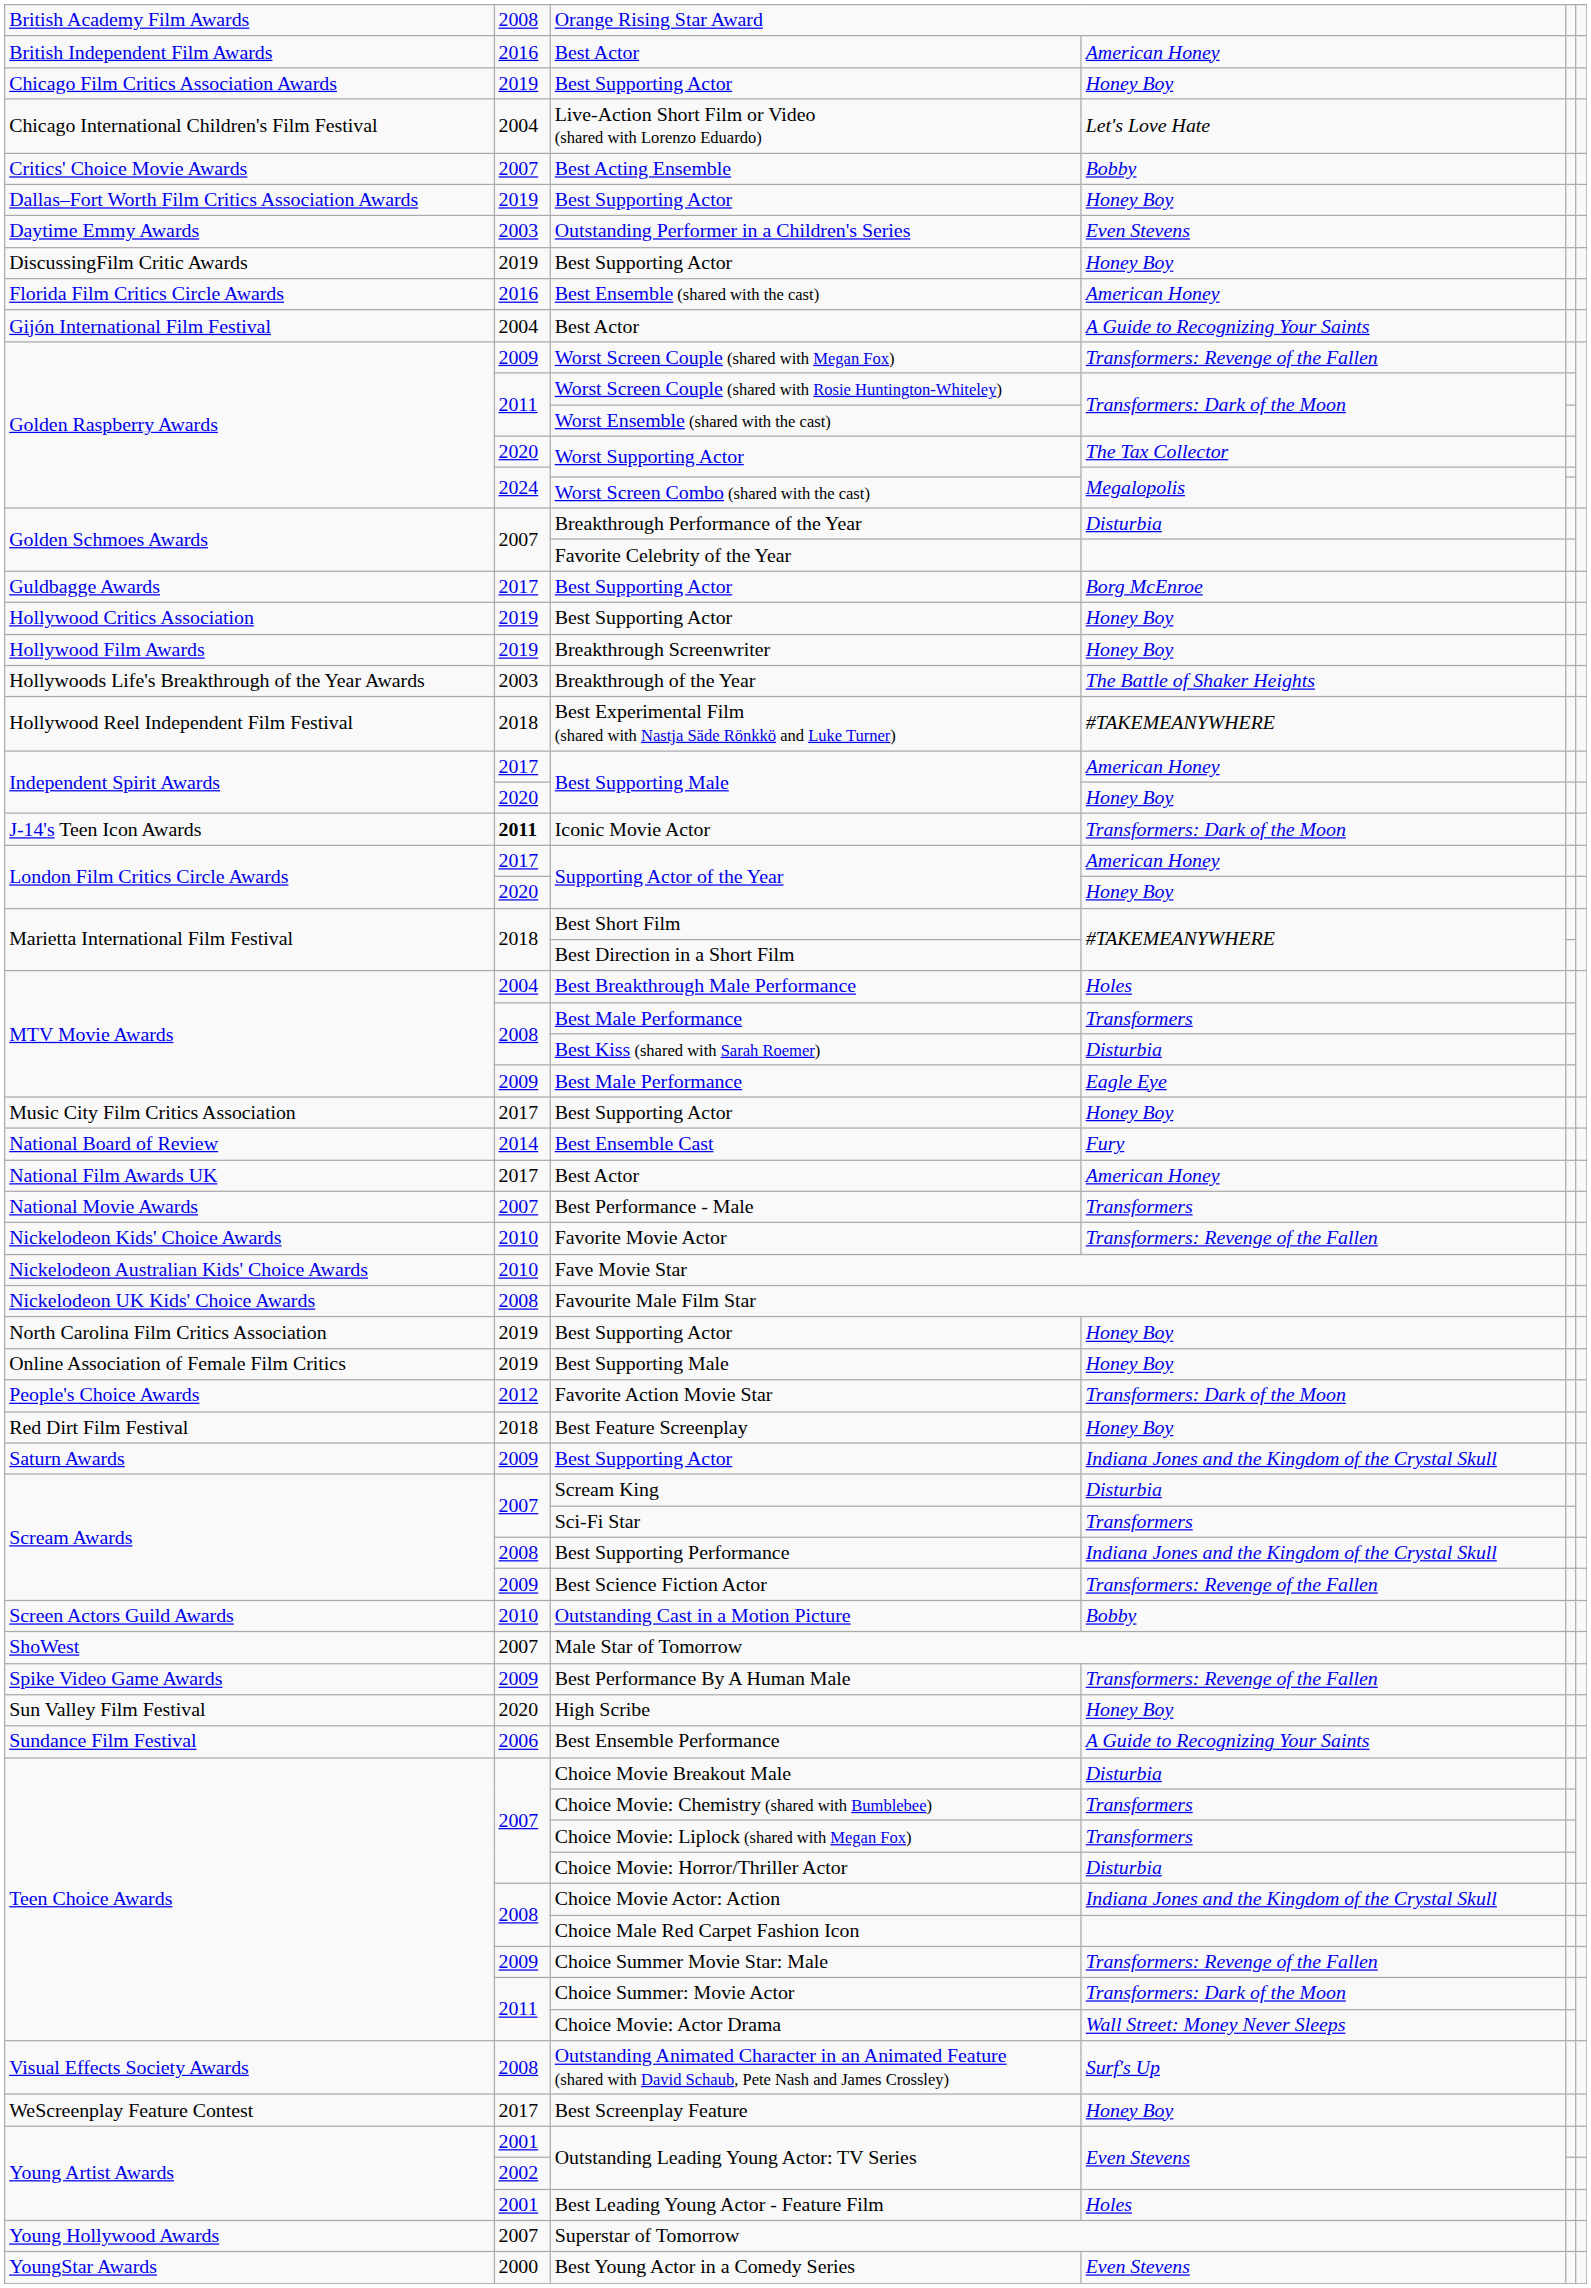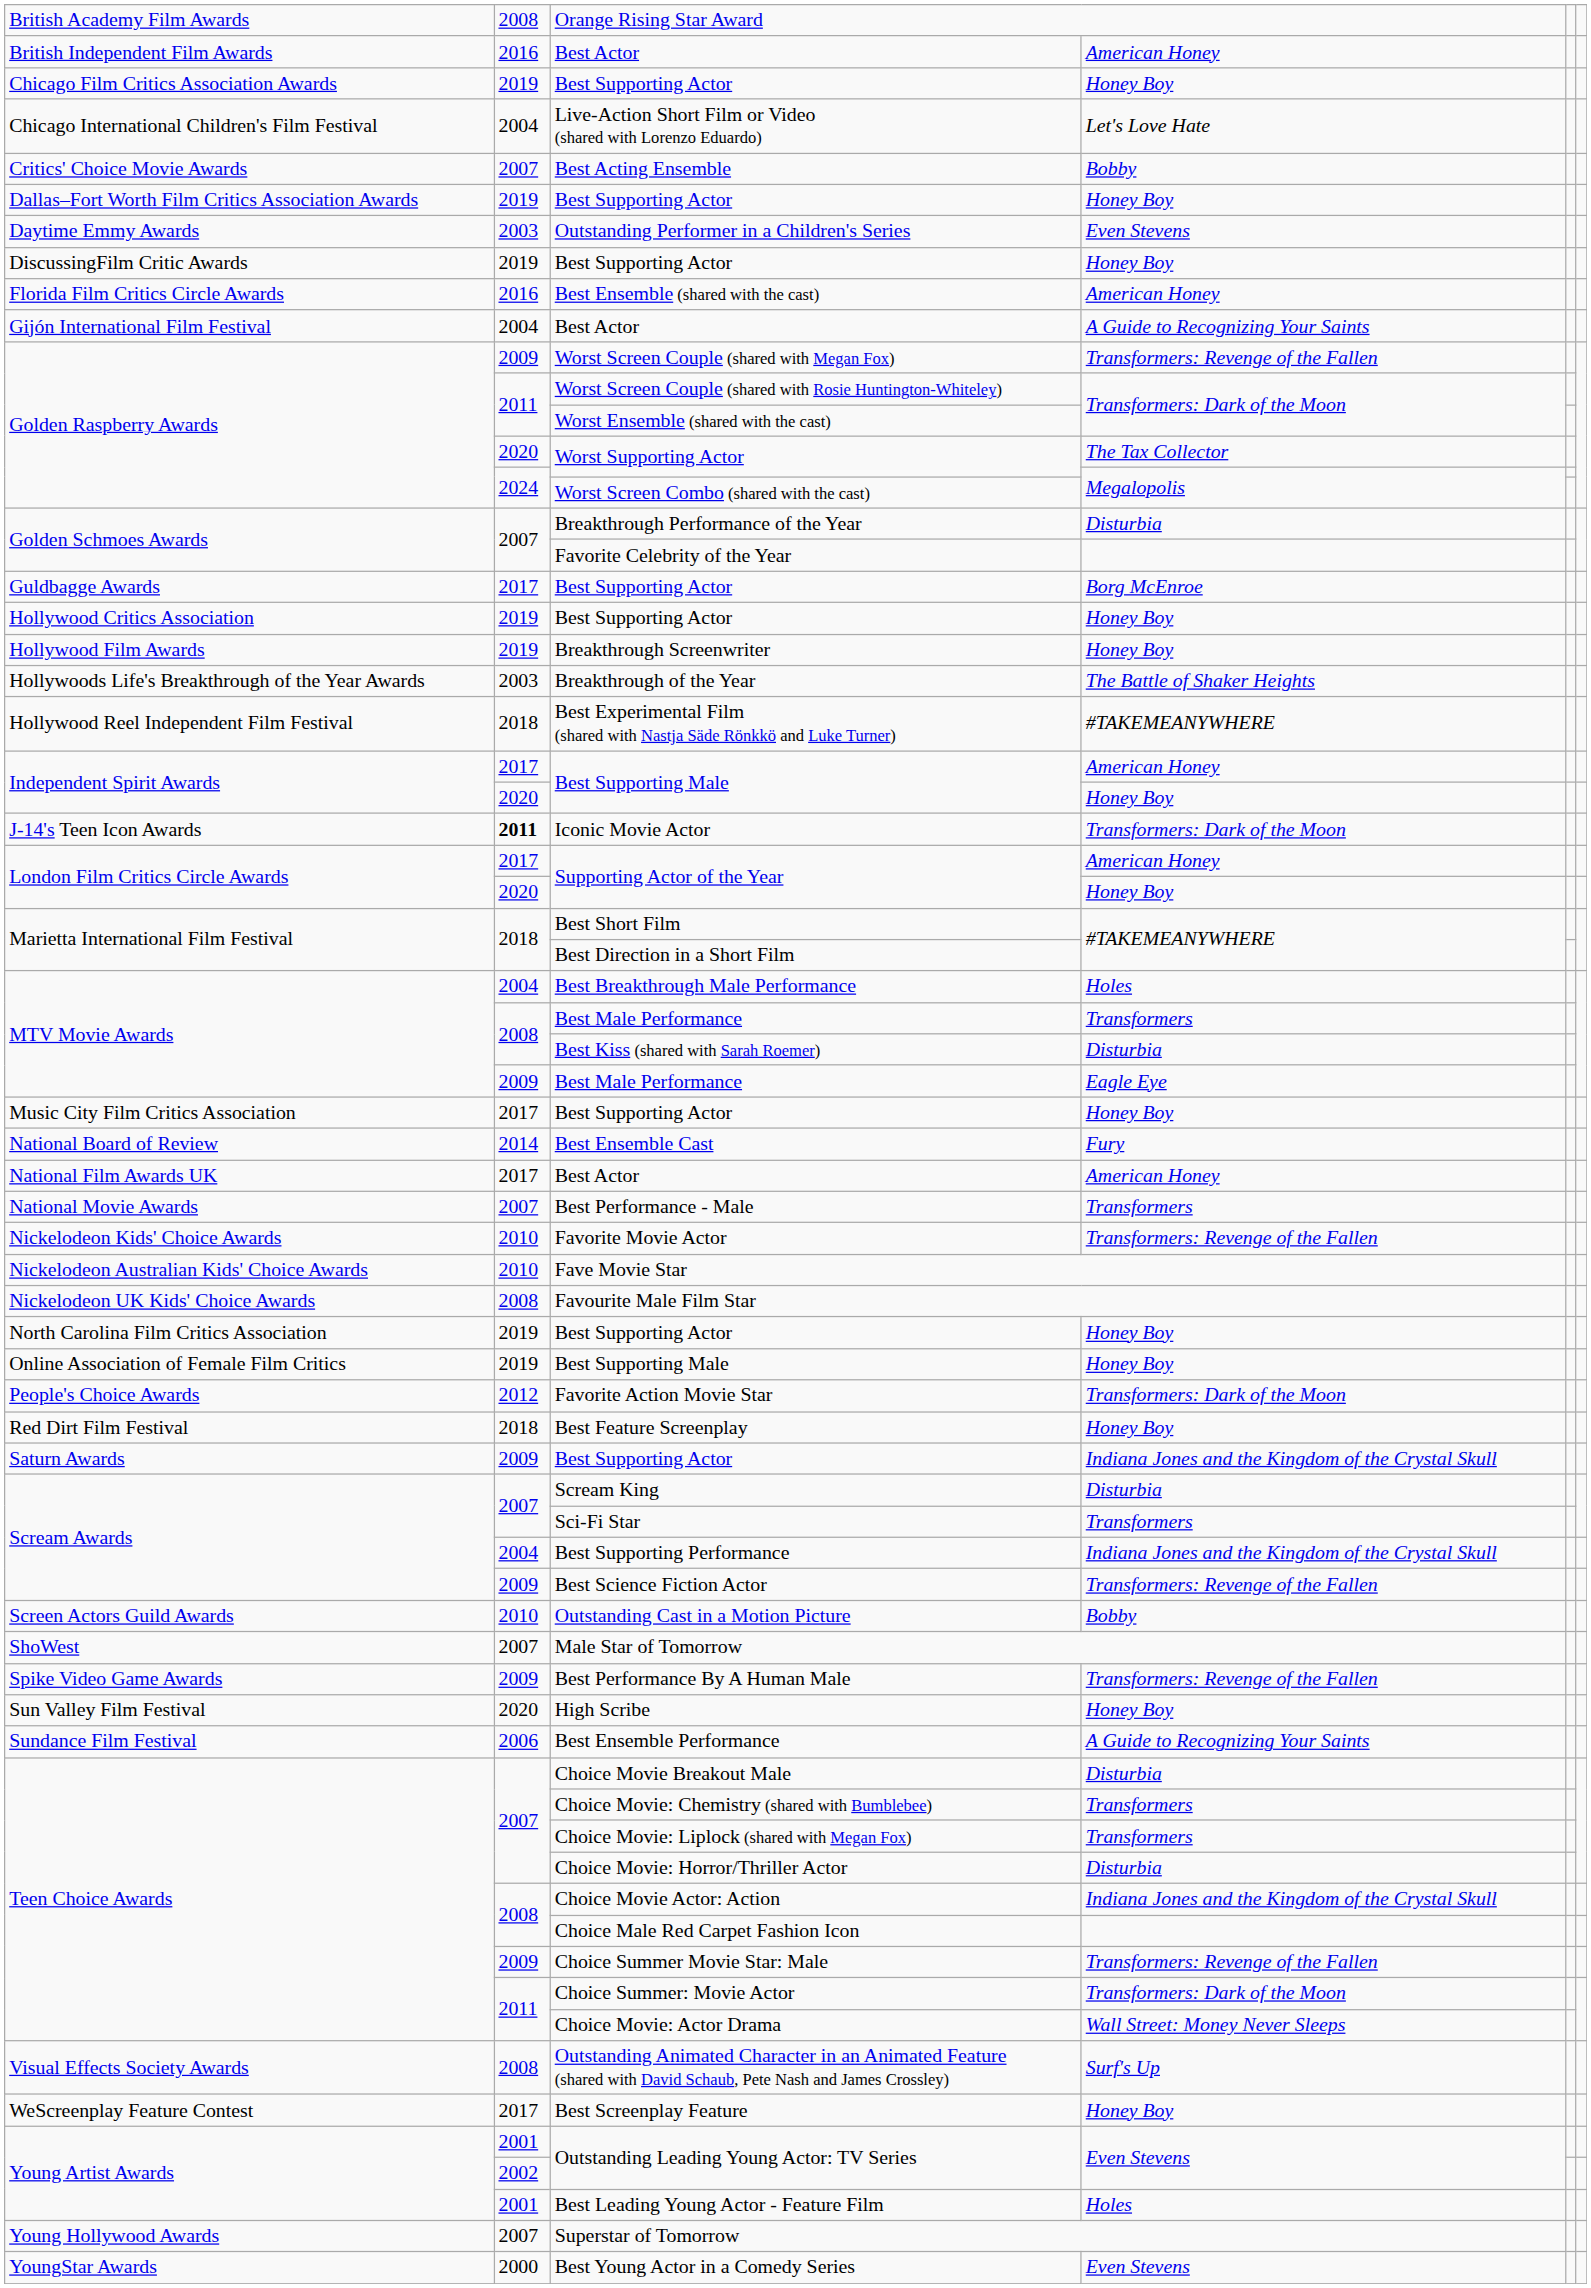(518, 1552) 2008 -> (518, 1552) 2004
